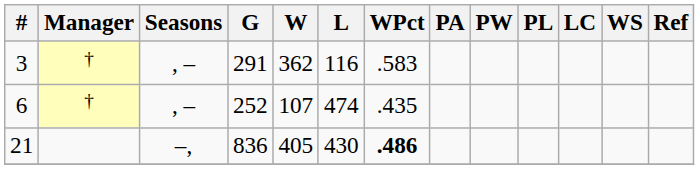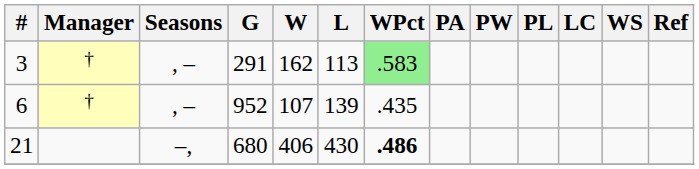(296, 62) 362 -> (296, 62) 162
(341, 62) 116 -> (341, 62) 113
(397, 62) no background -> (397, 62) lightgreen background
(250, 105) 252 -> (250, 105) 952
(341, 105) 474 -> (341, 105) 139
(250, 145) 836 -> (250, 145) 680
(296, 145) 405 -> (296, 145) 406
